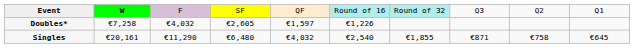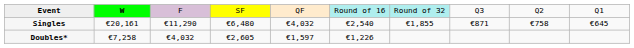rows swapped: (49, 36) <-> (49, 23)
